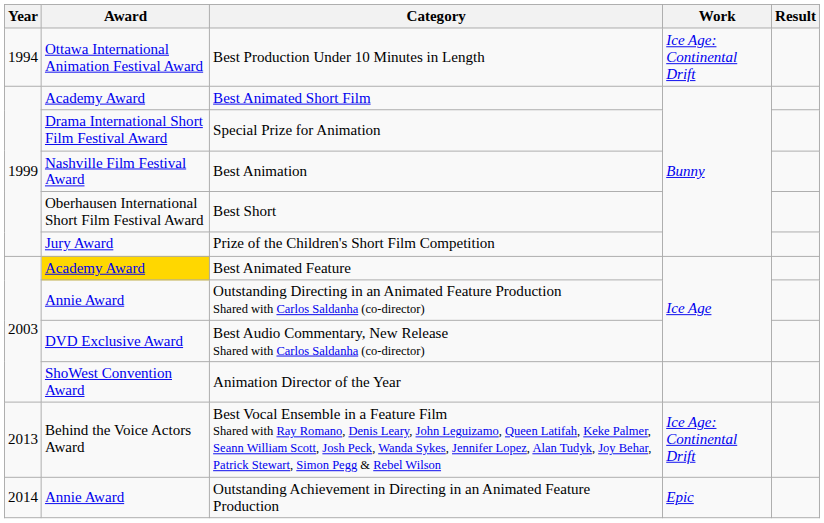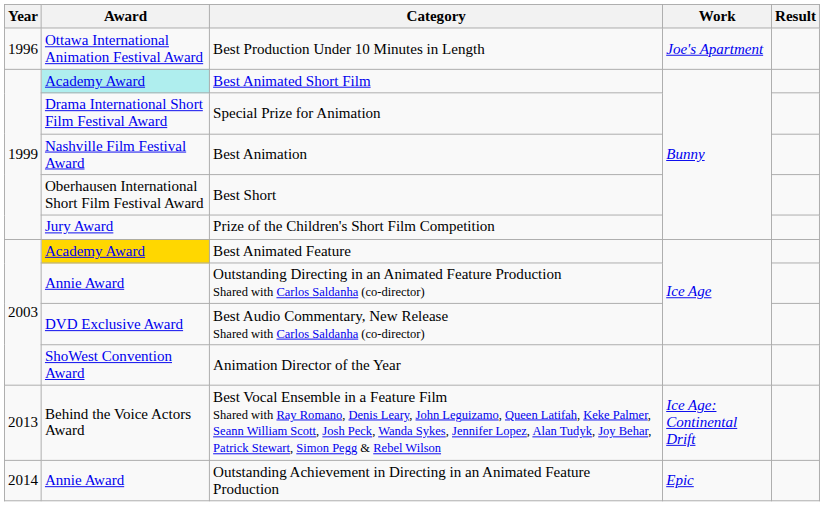(23, 57) 1994 -> (23, 48) 1996
(702, 57) Ice Age: Continental Drift -> (715, 48) Joe's Apartment
(95, 97) no background -> (95, 81) paleturquoise background
